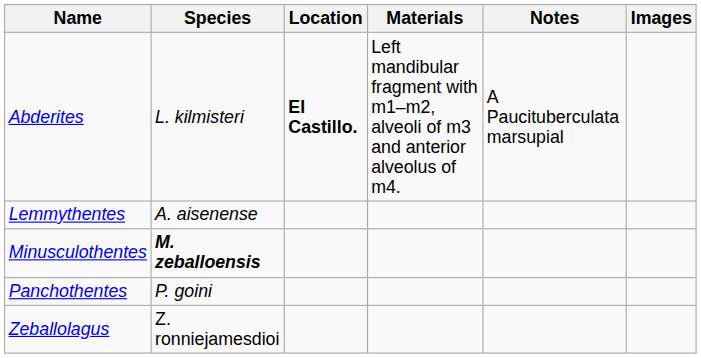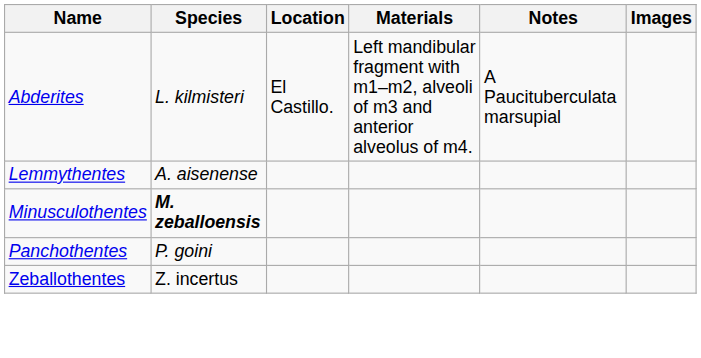(323, 116) bold -> (302, 96) normal
- row: (59, 329)
+ row: (67, 279)
